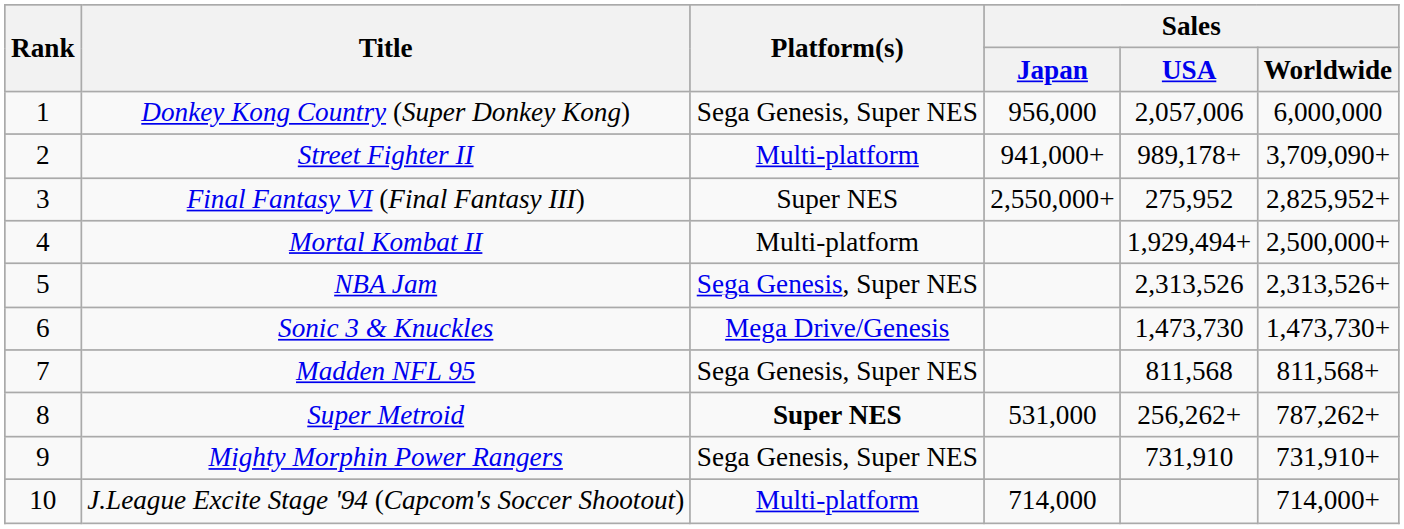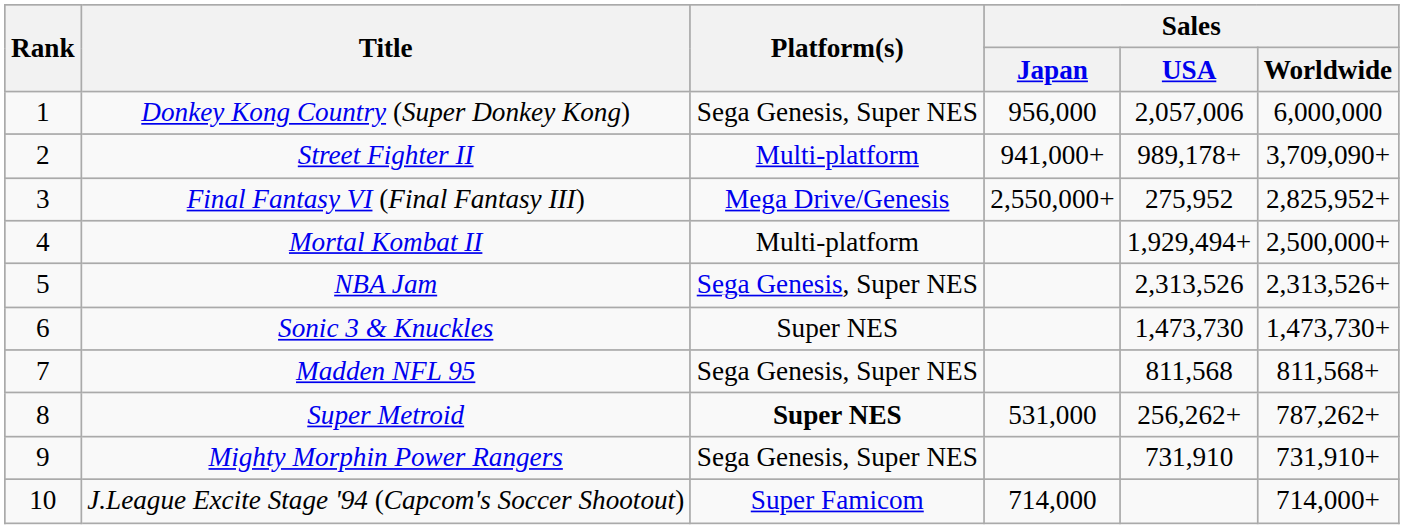(837, 198) Super NES -> (837, 198) Mega Drive/Genesis
(837, 328) Mega Drive/Genesis -> (837, 328) Super NES
(837, 500) Multi-platform -> (837, 500) Super Famicom
